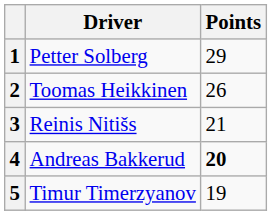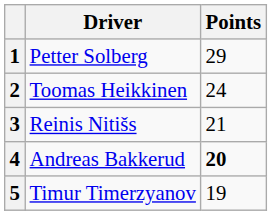(216, 90) 26 -> (216, 90) 24
